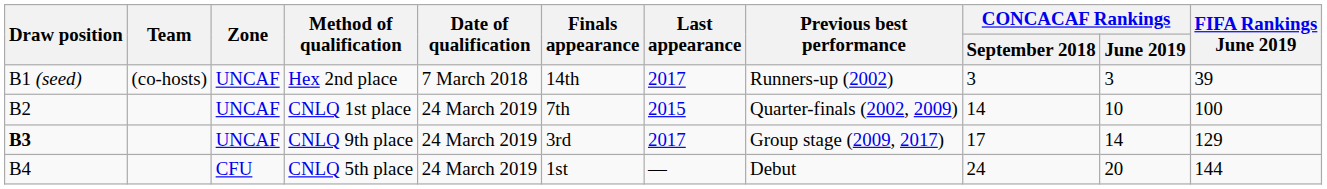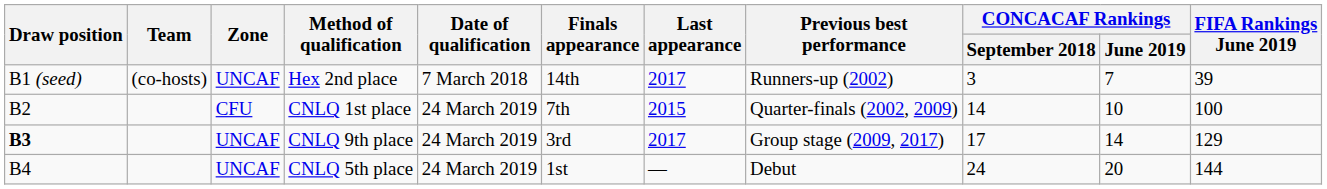(1109, 79) 3 -> (1109, 79) 7
(248, 109) UNCAF -> (234, 109) CFU
(234, 169) CFU -> (248, 169) UNCAF
